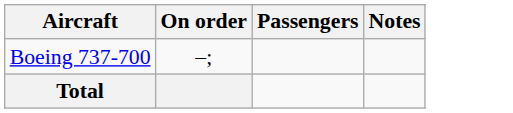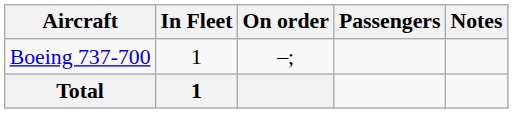+ column: (197, 21)
